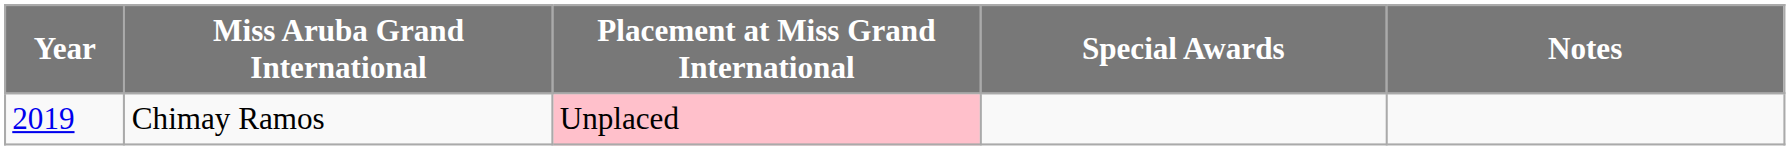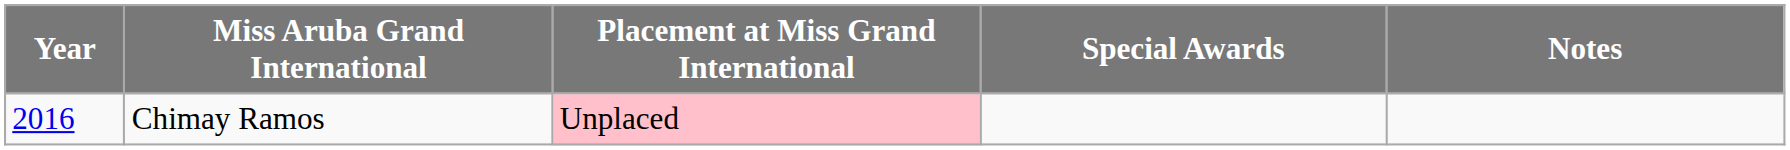(43, 118) 2019 -> (43, 118) 2016
